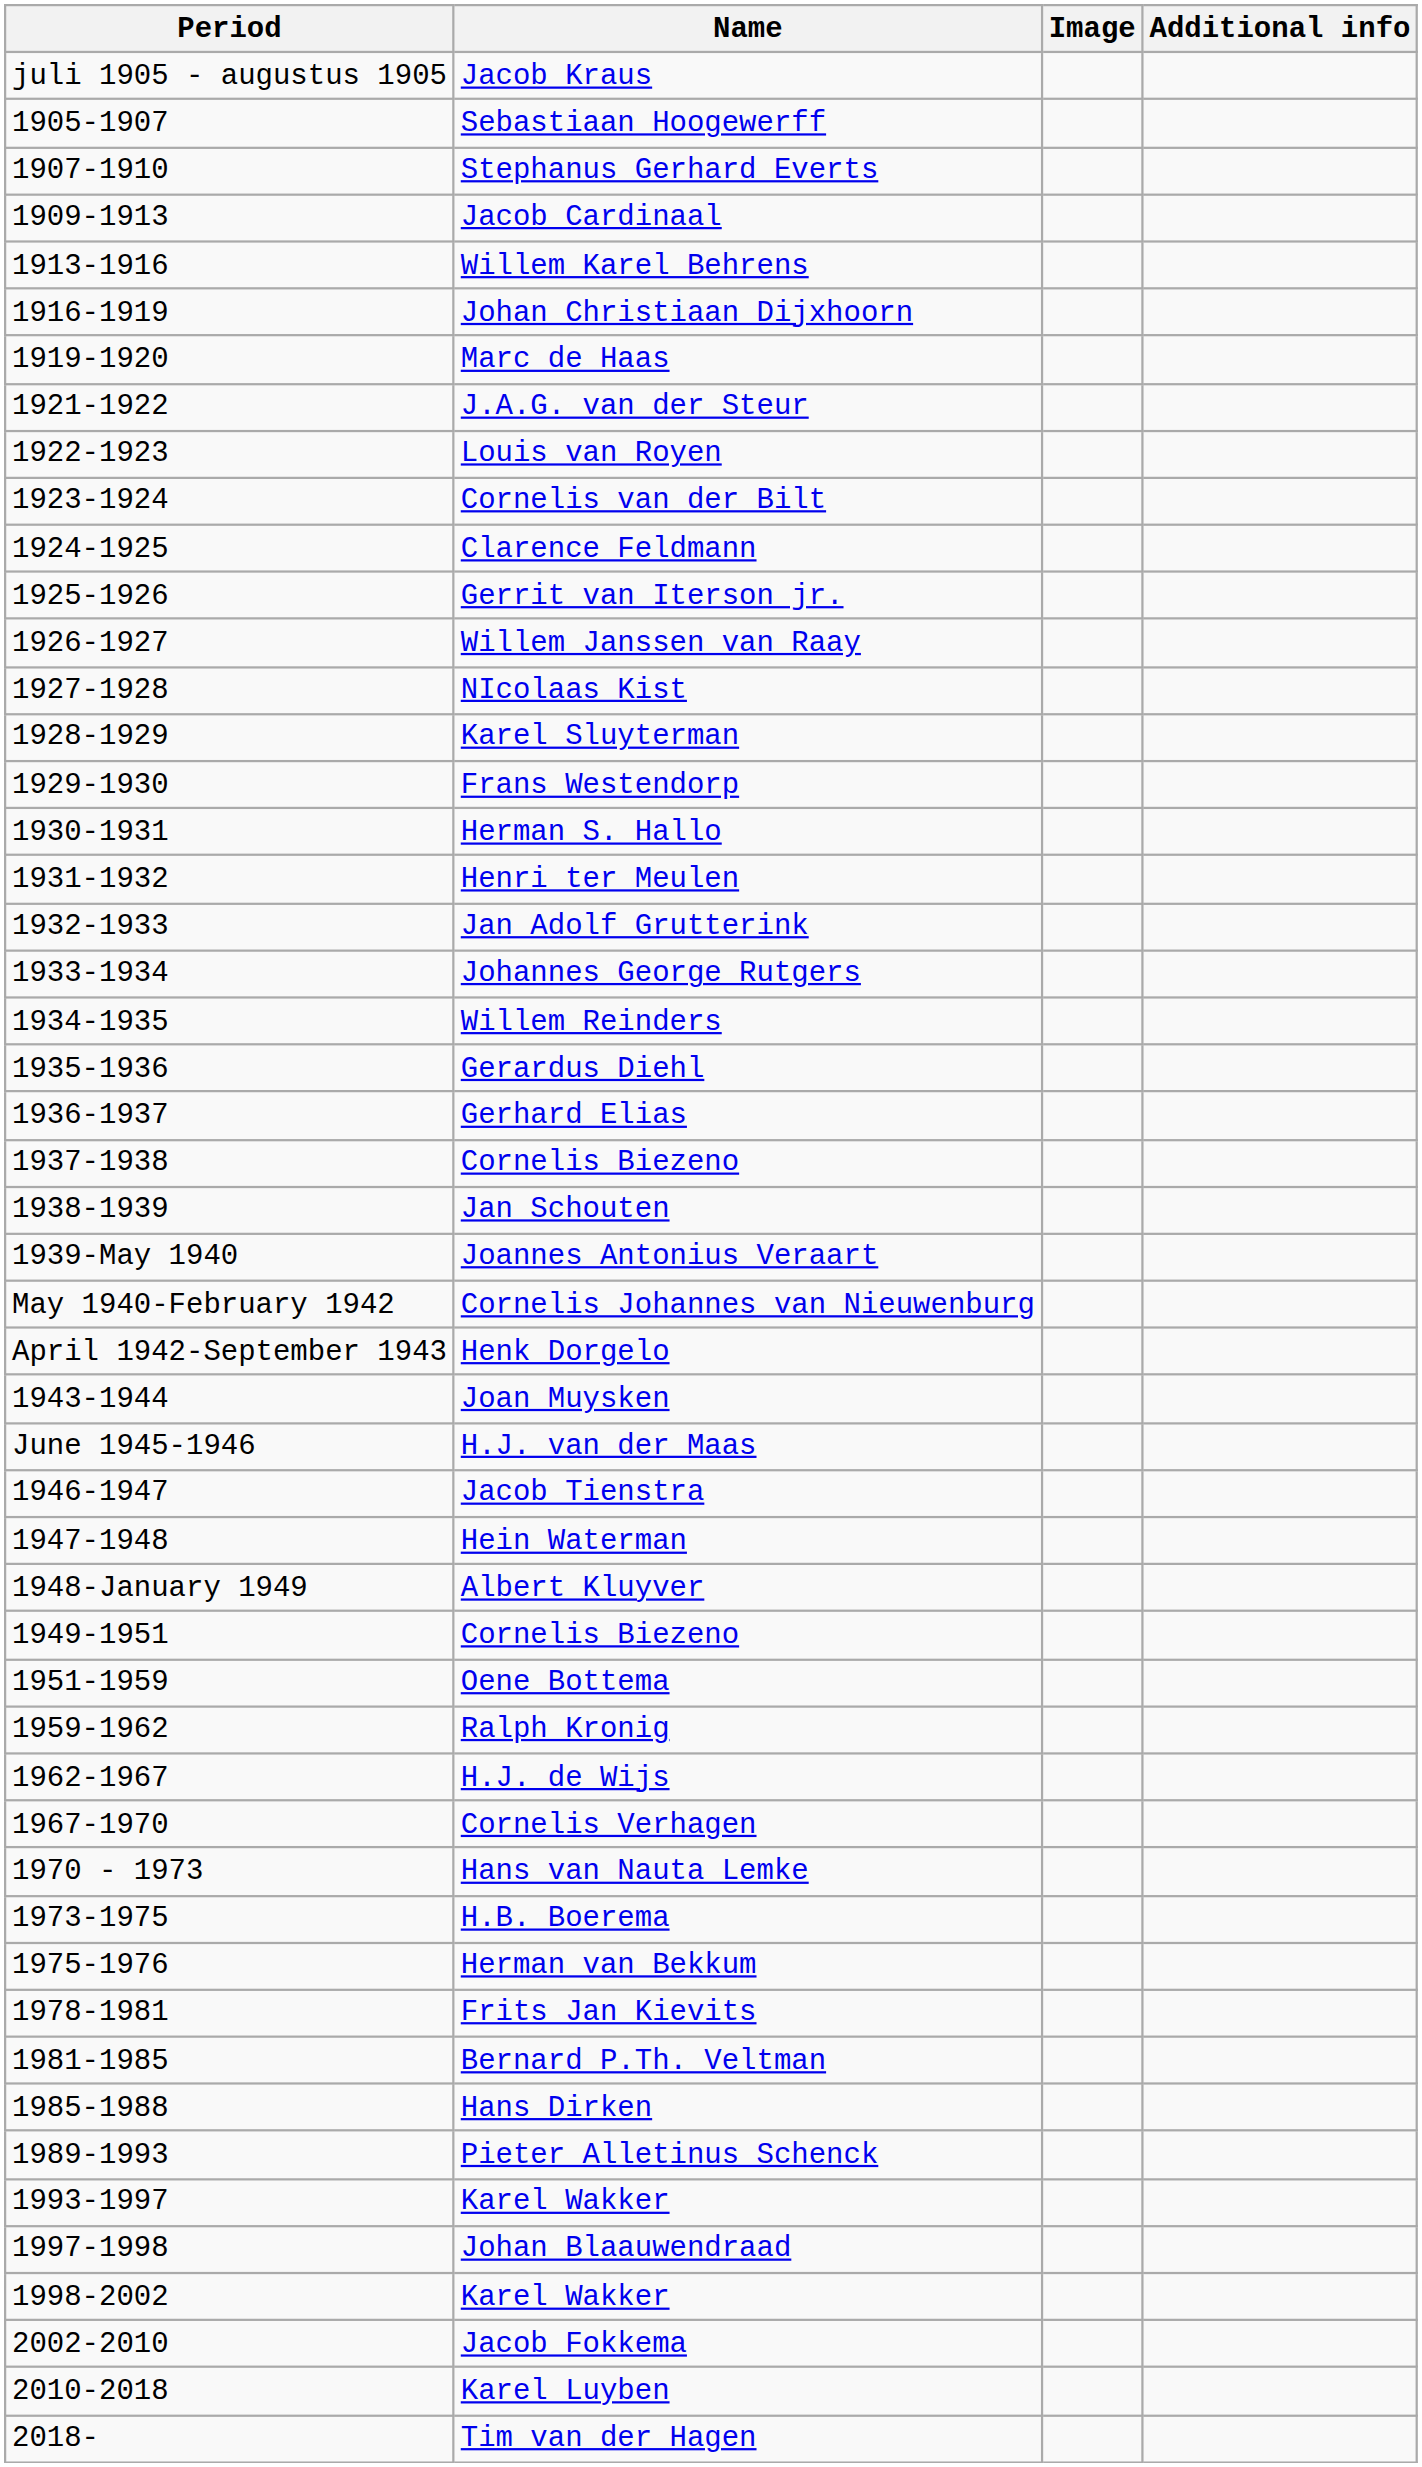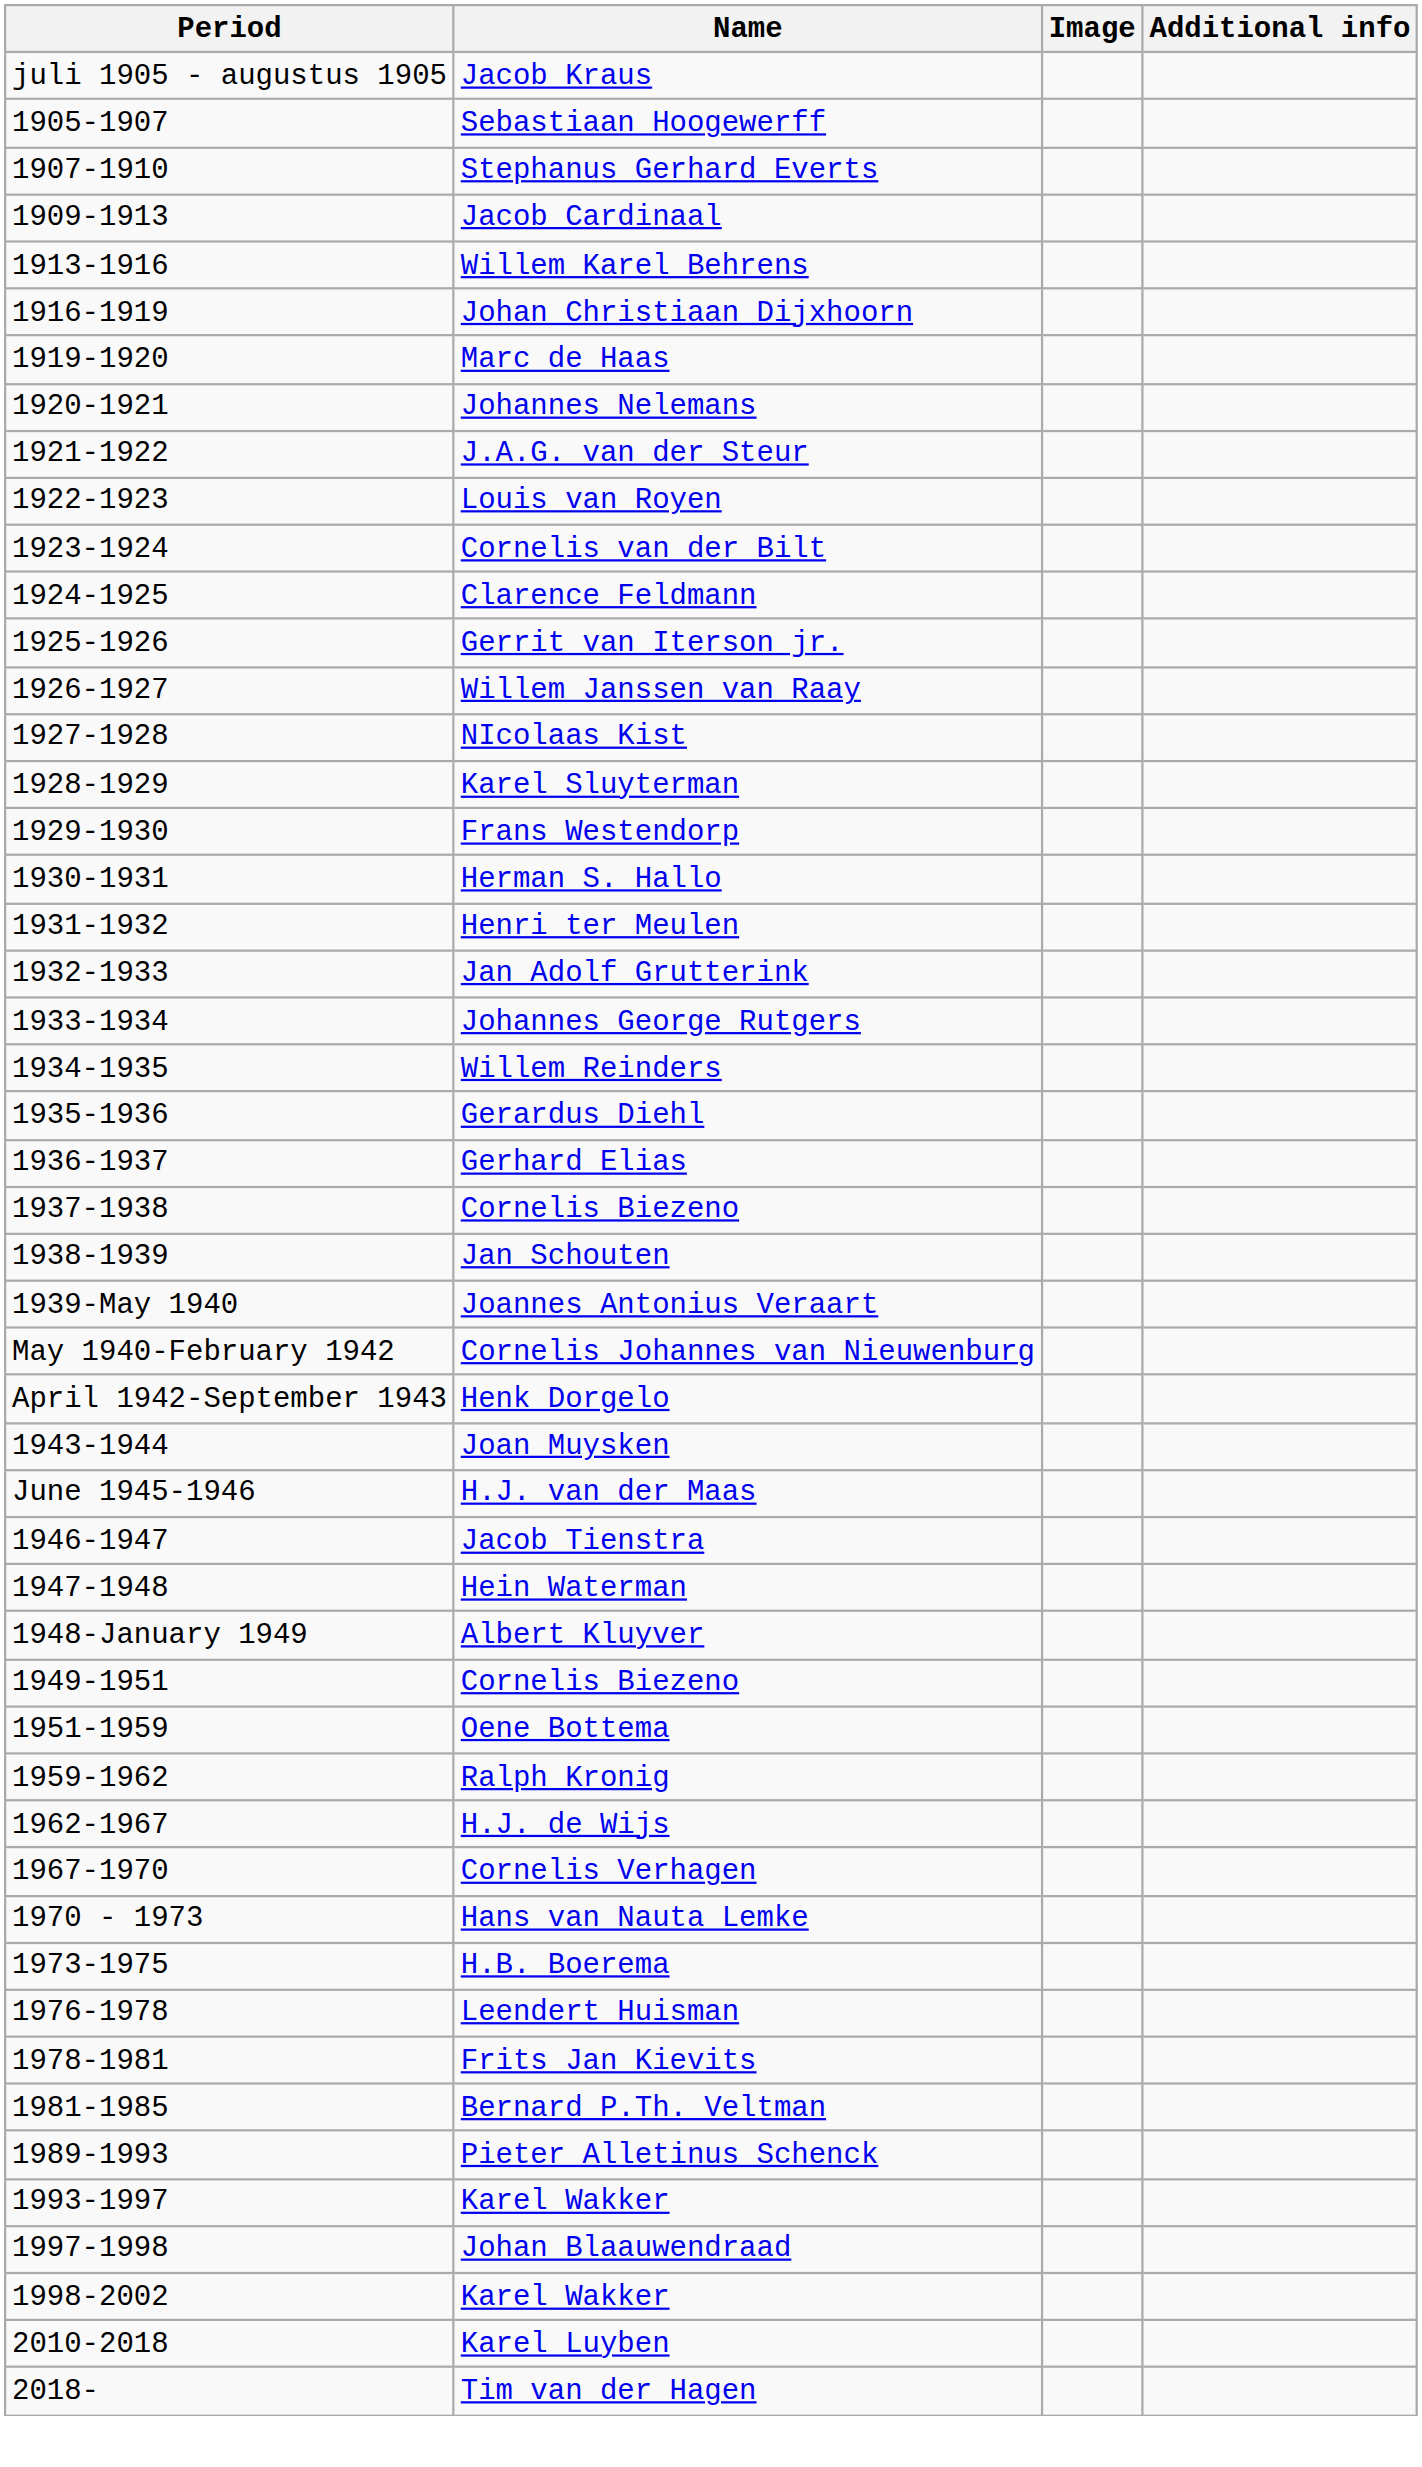+ row: (90, 407)
- row: (90, 1966)
+ row: (90, 2013)
- row: (90, 2108)
- row: (90, 2344)
